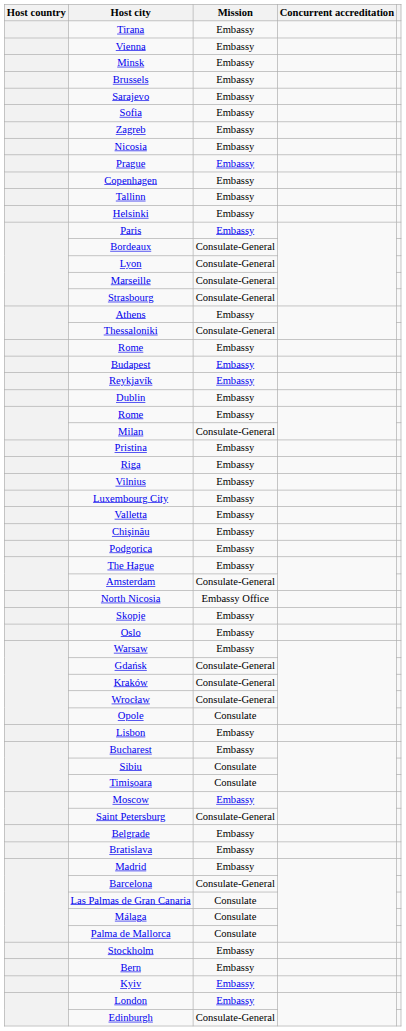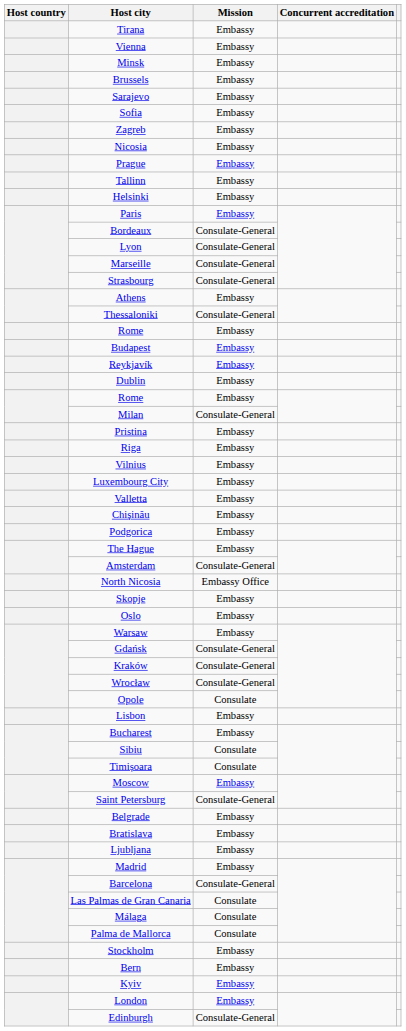- row: (131, 180)
+ row: (131, 850)
